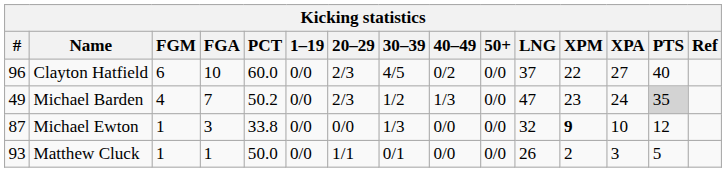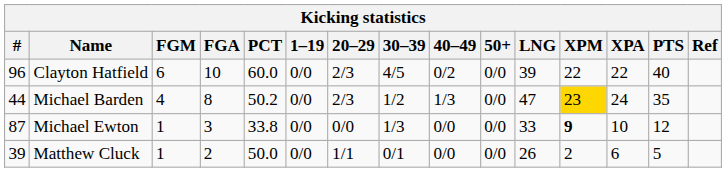(528, 72) 37 -> (528, 72) 39
(619, 72) 27 -> (619, 72) 22
(17, 99) 49 -> (17, 99) 44
(208, 99) 7 -> (208, 99) 8
(573, 99) no background -> (573, 99) gold background
(661, 99) lightgrey background -> (661, 99) no background
(528, 126) 32 -> (528, 126) 33
(17, 153) 93 -> (17, 153) 39
(208, 153) 1 -> (208, 153) 2
(615, 153) 3 -> (615, 153) 6
